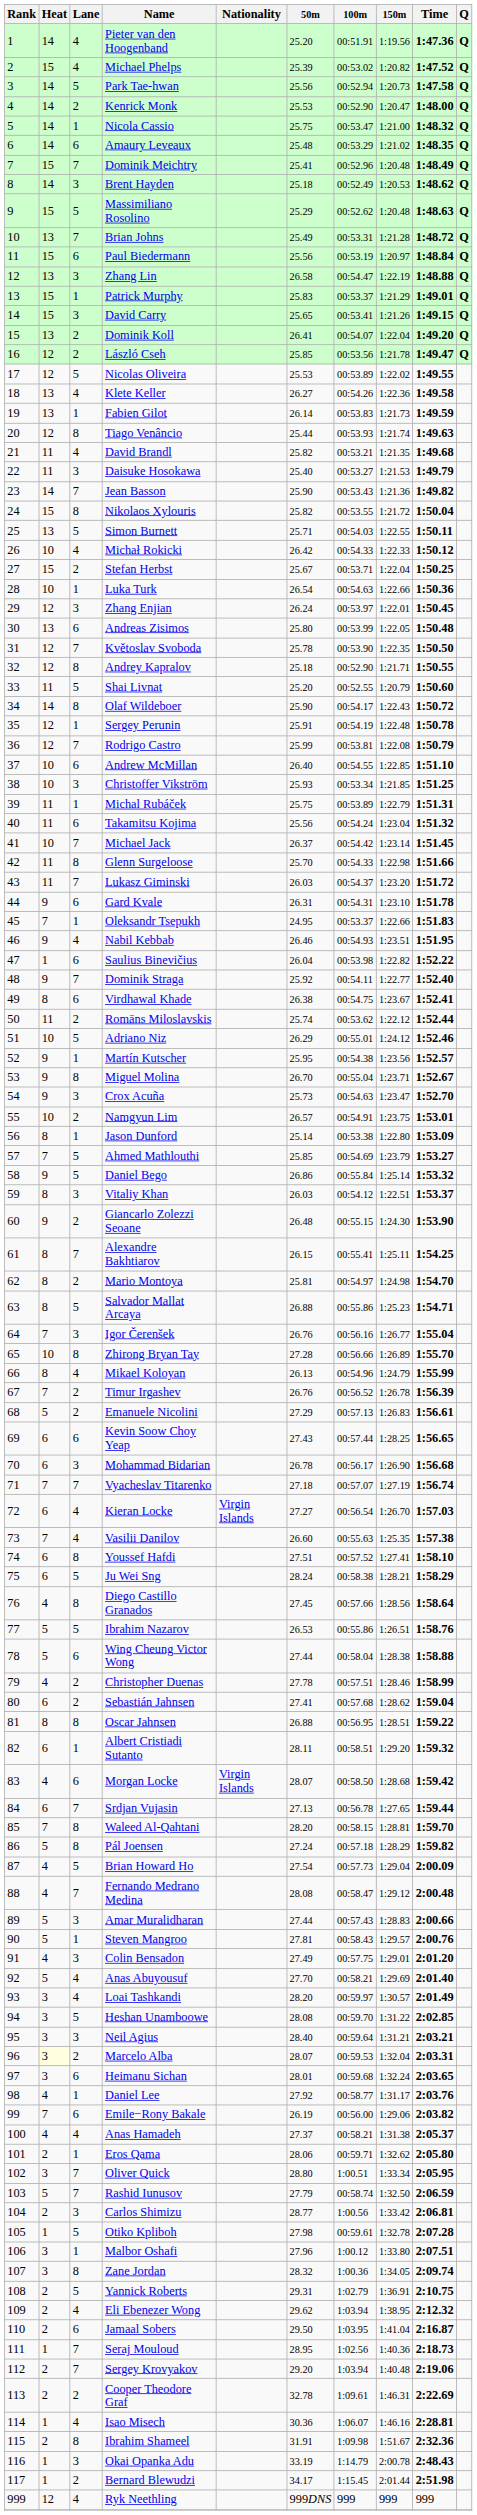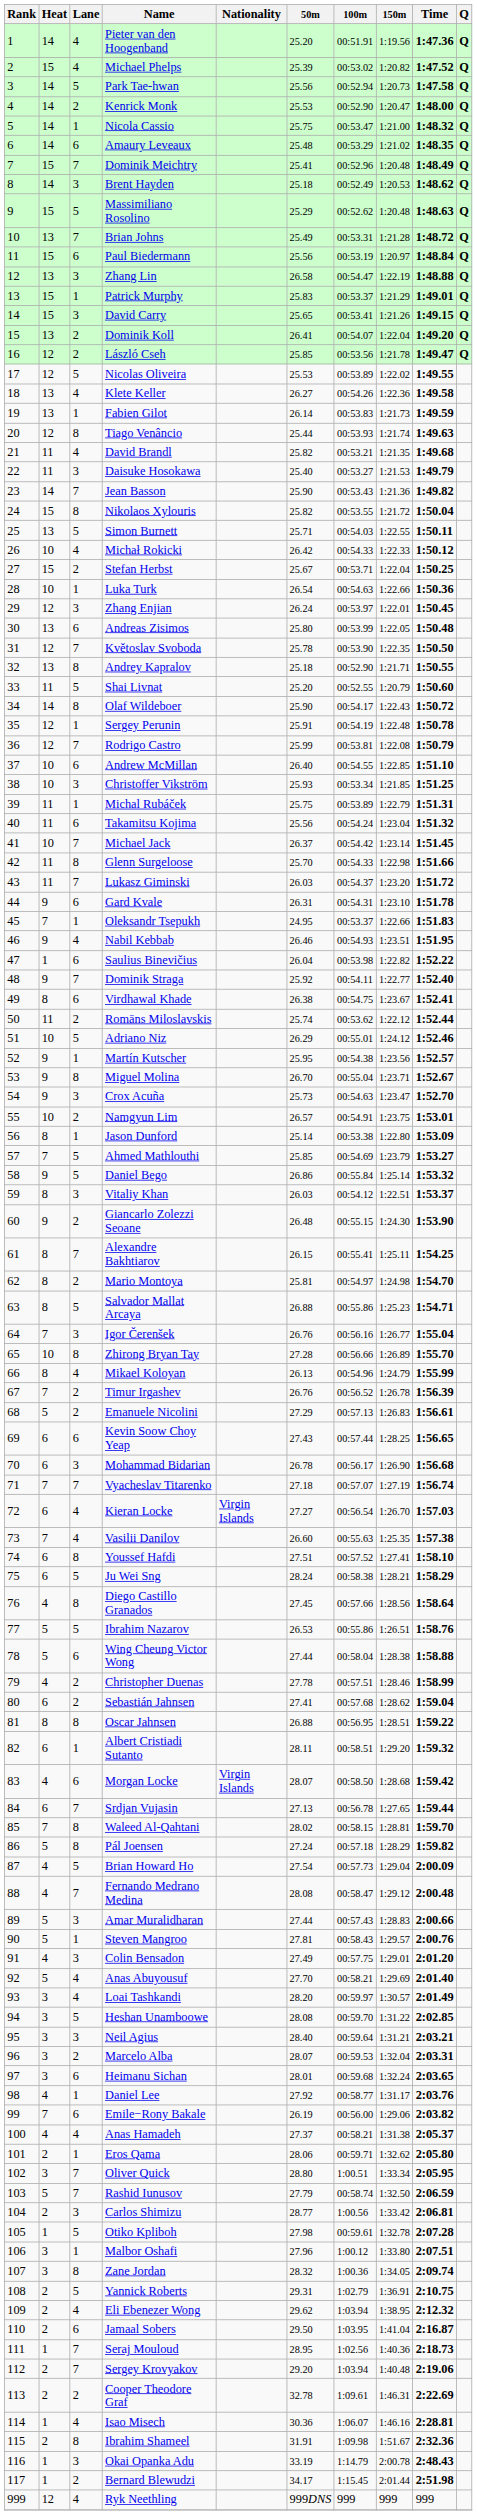(48, 667) 12 -> (48, 667) 13
(301, 1828) 28.20 -> (301, 1828) 28.02
(45, 2056) lightyellow background -> (45, 2056) no background
